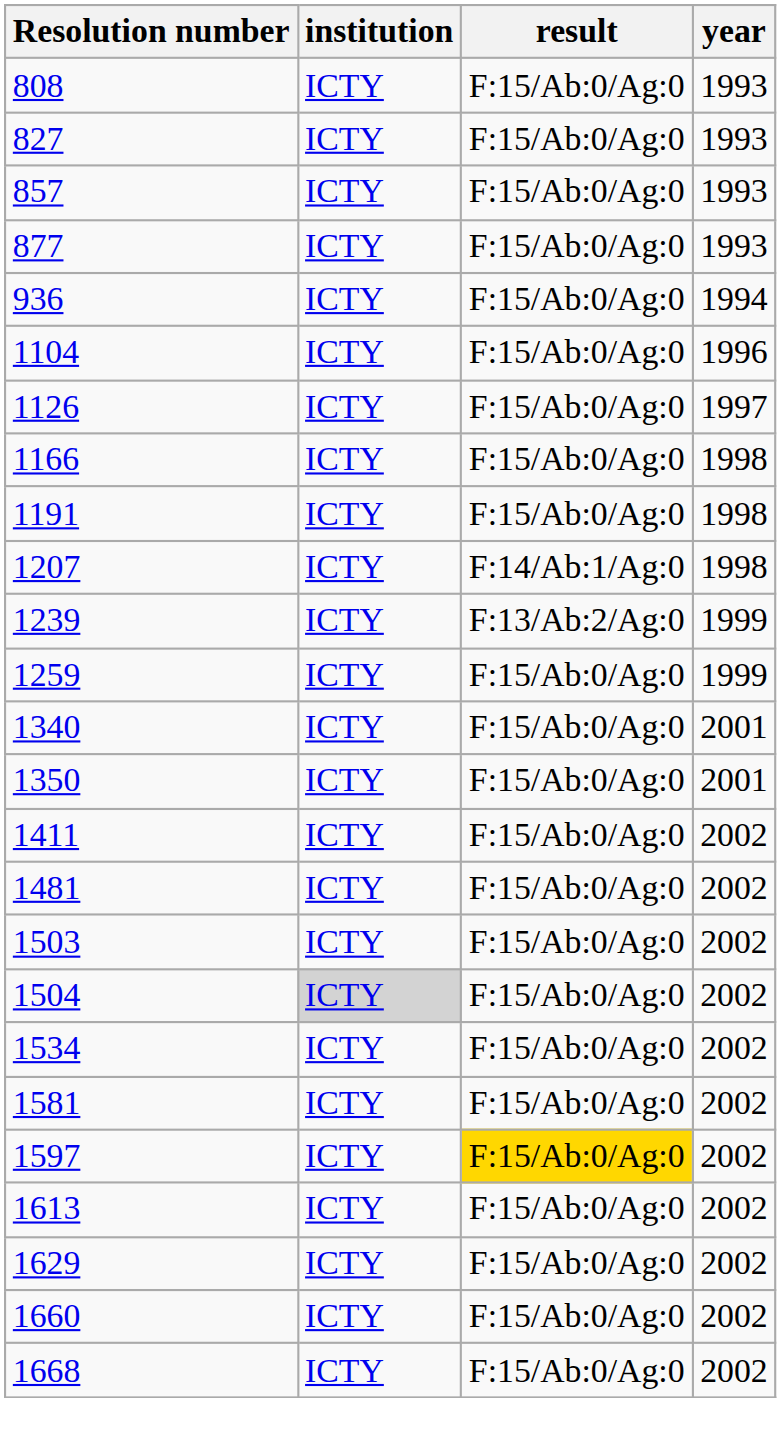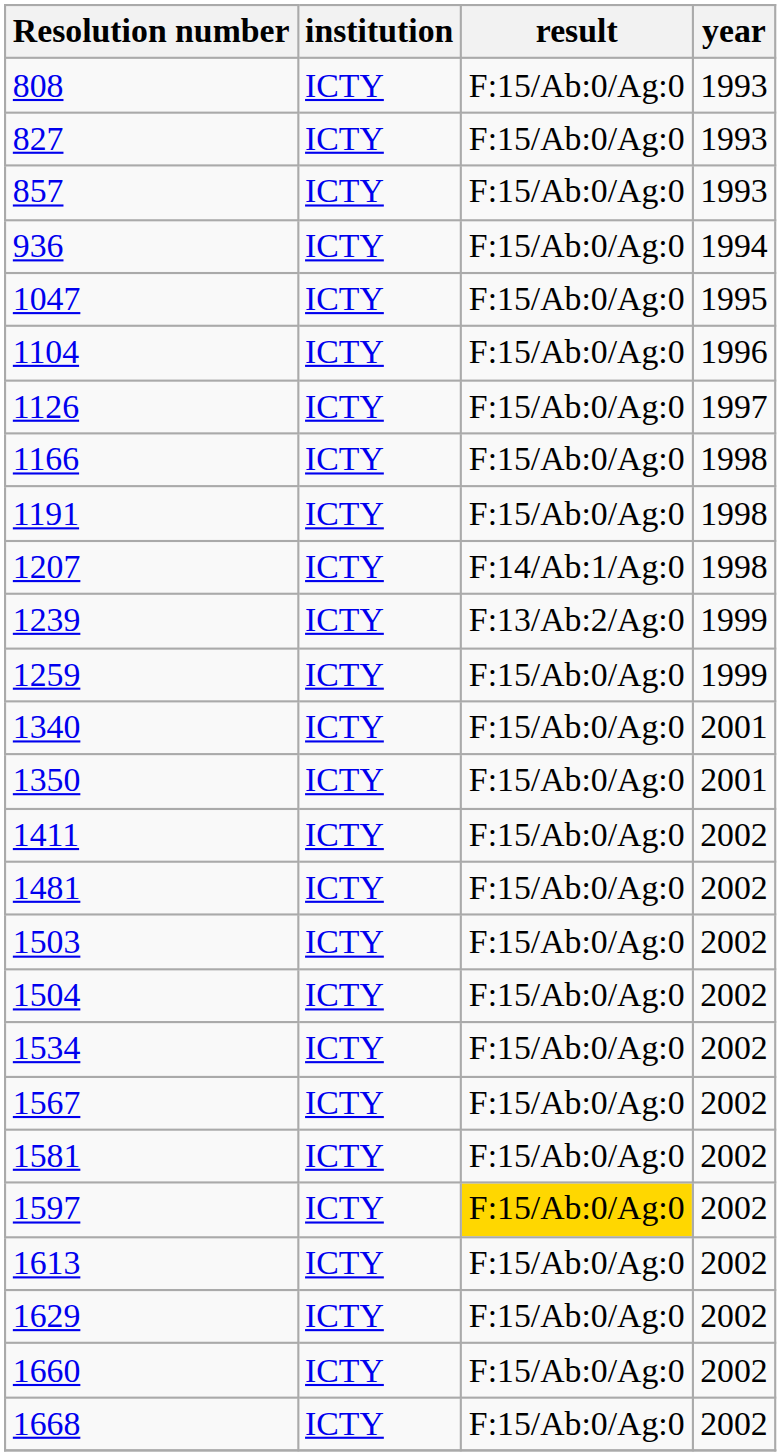- row: (38, 245)
+ row: (47, 298)
(344, 995) lightgrey background -> (344, 995) no background
+ row: (47, 1102)
